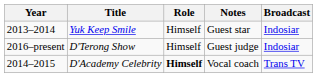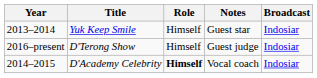(284, 64) Trans TV -> (281, 64) Indosiar
